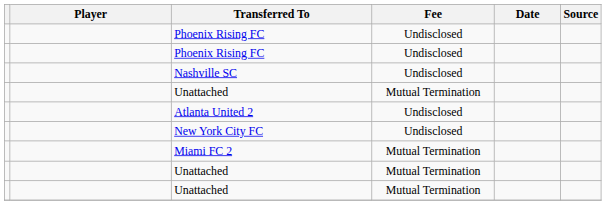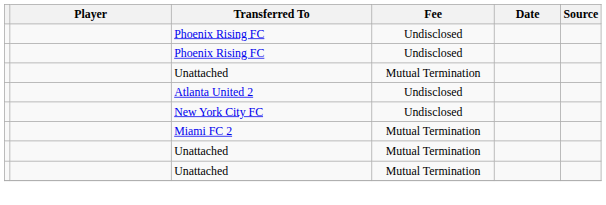- row: (206, 73)
